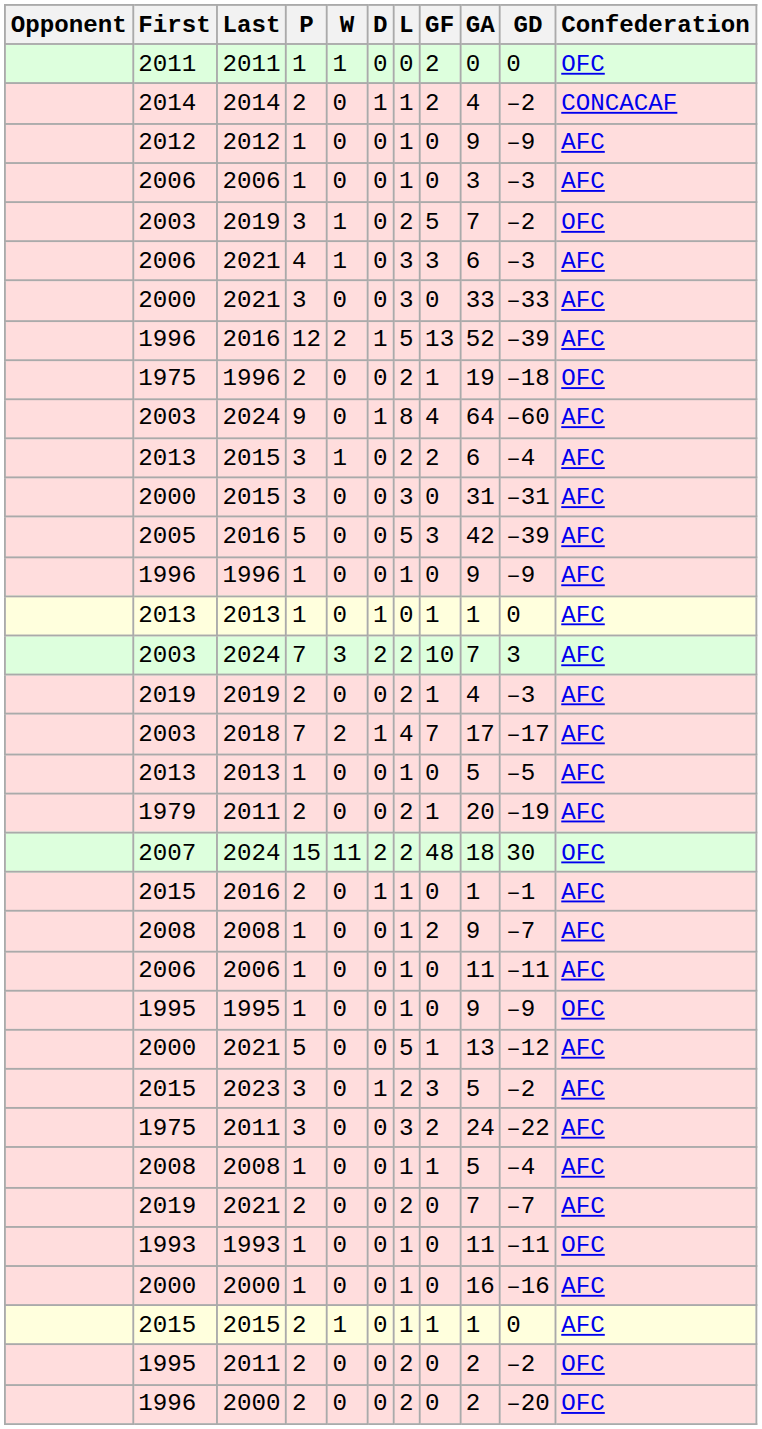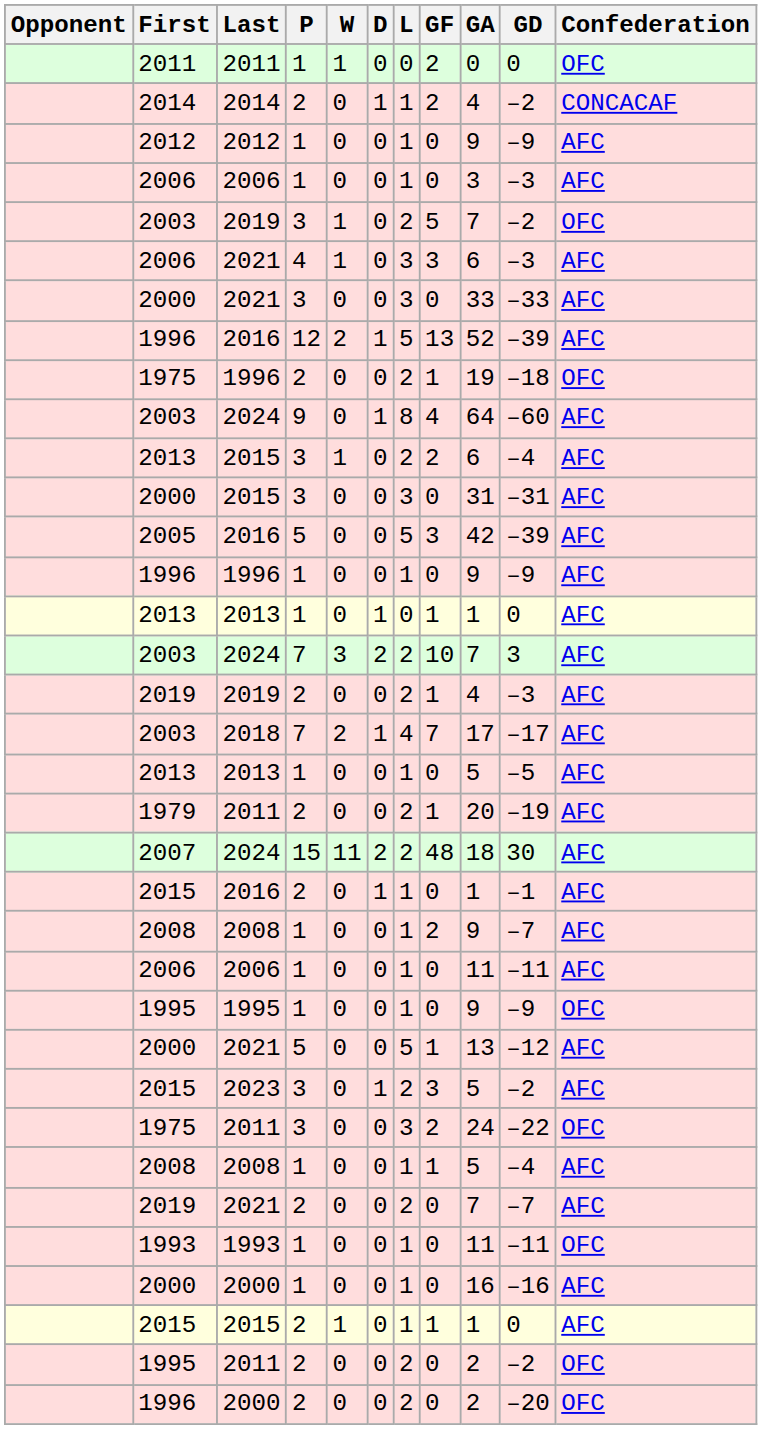(583, 852) OFC -> (583, 852) AFC
(583, 1128) AFC -> (583, 1128) OFC
